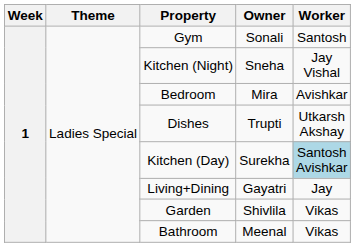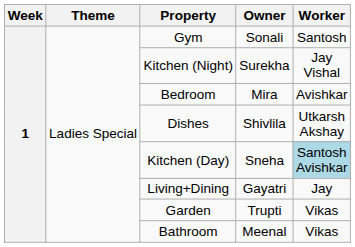(264, 66) Sneha -> (264, 66) Surekha
(264, 124) Trupti -> (264, 124) Shivlila
(264, 160) Surekha -> (264, 160) Sneha
(264, 210) Shivlila -> (264, 210) Trupti
